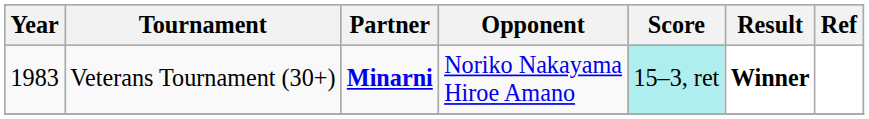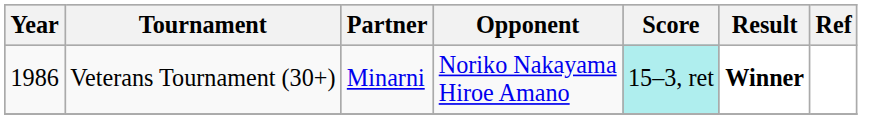(35, 79) 1983 -> (35, 79) 1986
(390, 79) bold -> (386, 79) normal
